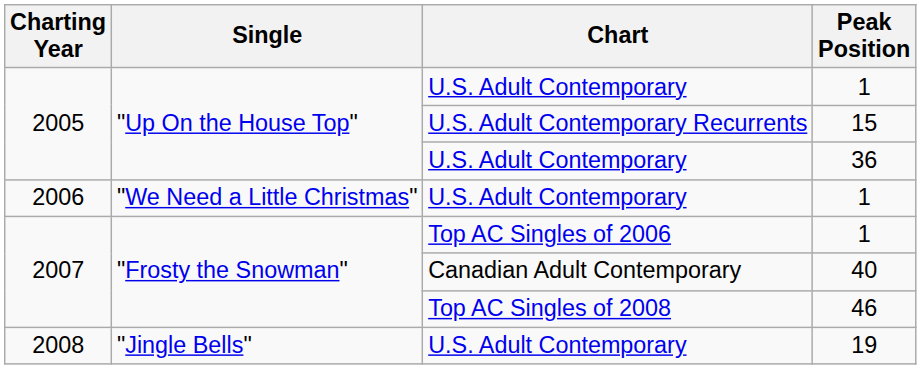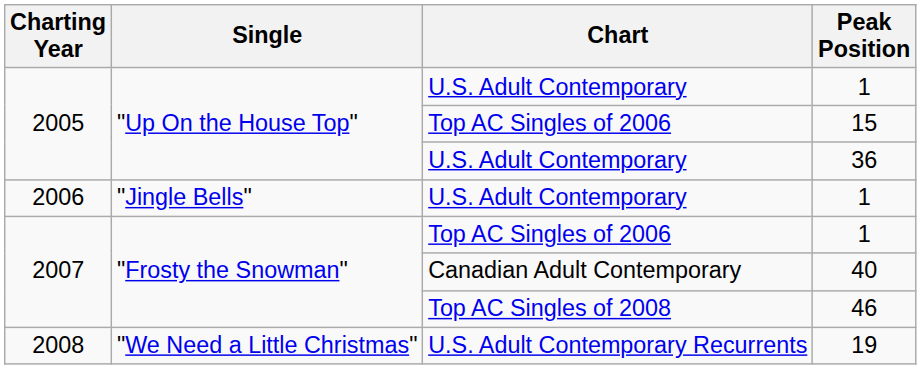(618, 123) U.S. Adult Contemporary Recurrents -> (550, 123) Top AC Singles of 2006
(267, 197) "We Need a Little Christmas" -> (184, 197) "Jingle Bells"
(184, 345) "Jingle Bells" -> (267, 345) "We Need a Little Christmas"
(557, 345) U.S. Adult Contemporary -> (618, 345) U.S. Adult Contemporary Recurrents
